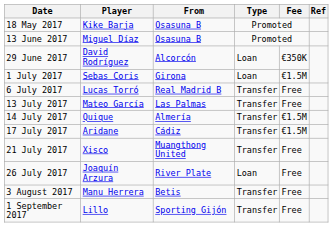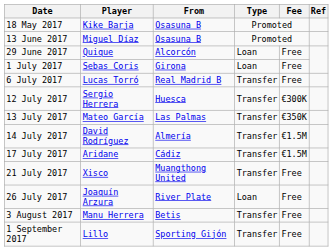(106, 57) David Rodríguez -> (98, 53) Quique
(294, 57) €350K -> (292, 53) Free
(294, 76) €1.5M -> (292, 66) Free
+ row: (37, 99)
(292, 104) Free -> (294, 117) €350K
(98, 117) Quique -> (106, 136) David Rodríguez
